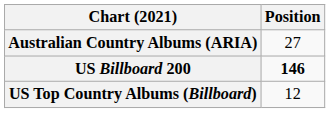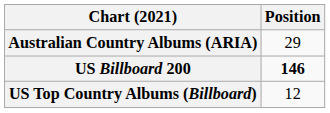(293, 42) 27 -> (293, 42) 29
